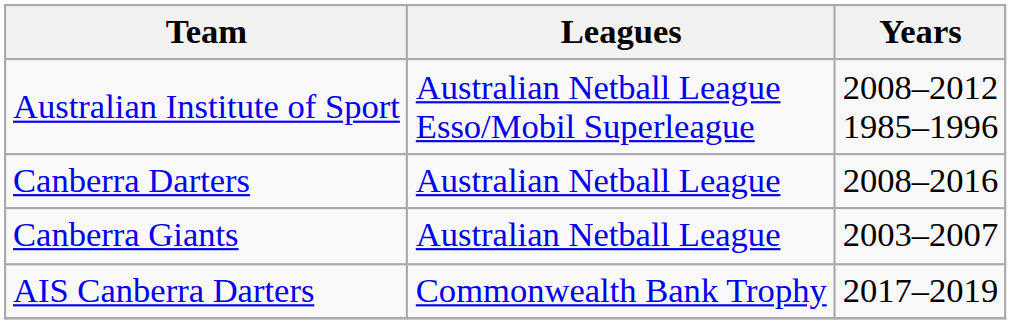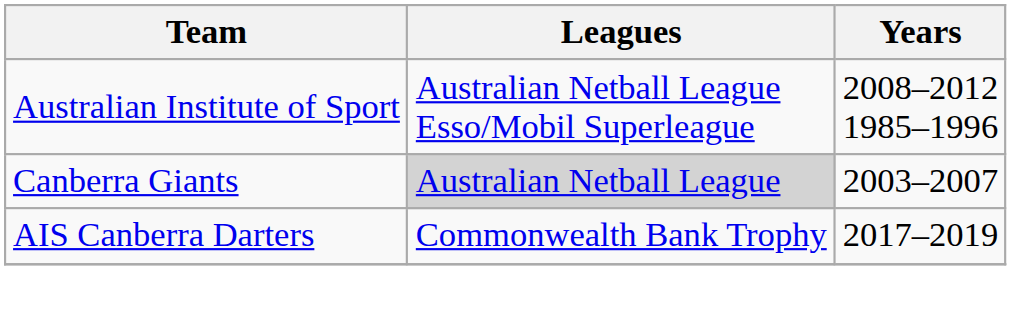- row: (132, 180)
(598, 235) no background -> (598, 180) lightgrey background
